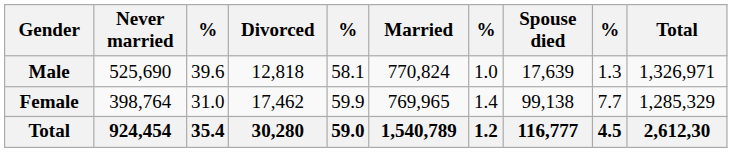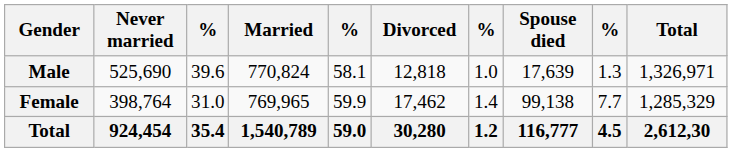columns swapped: (419, 30) <-> (278, 30)
